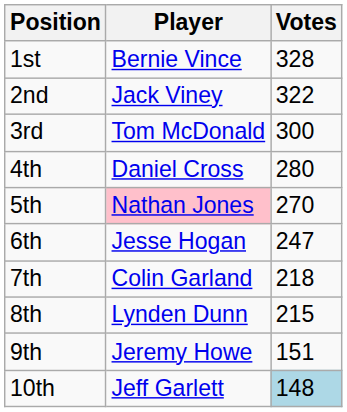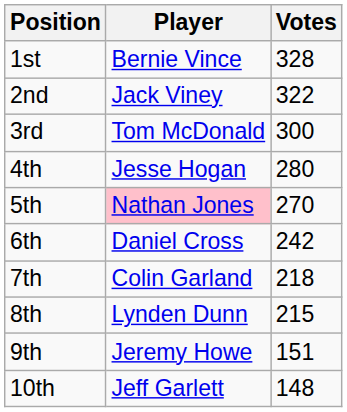(177, 168) Daniel Cross -> (179, 168) Jesse Hogan
(179, 242) Jesse Hogan -> (177, 242) Daniel Cross
(295, 242) 247 -> (295, 242) 242
(295, 388) lightblue background -> (295, 388) no background
